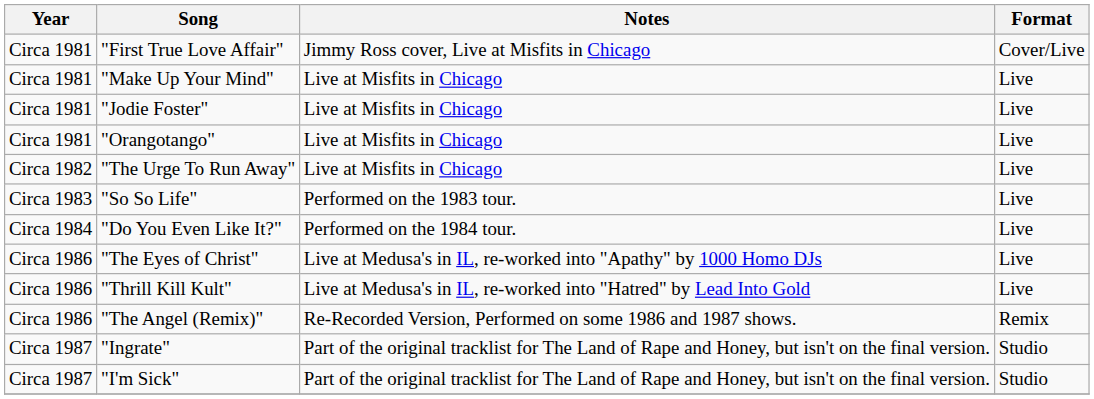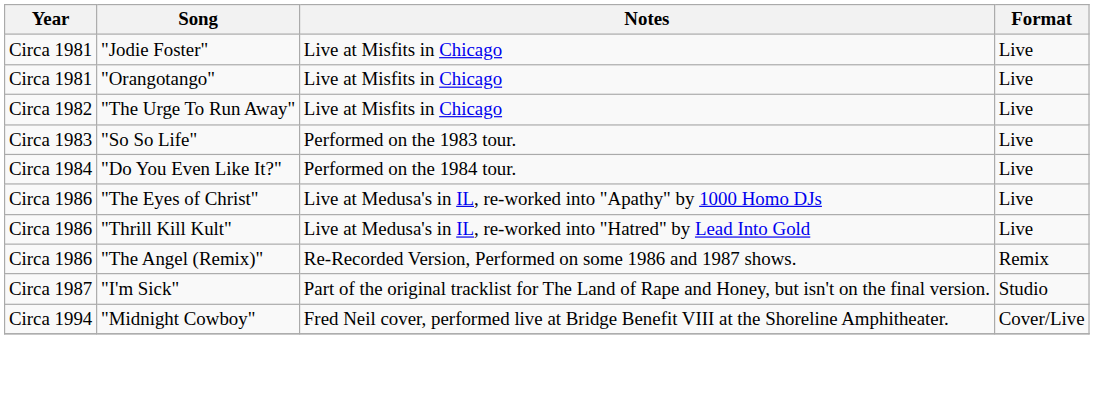- row: (192, 49)
- row: (187, 79)
- row: (135, 348)
+ row: (178, 318)
